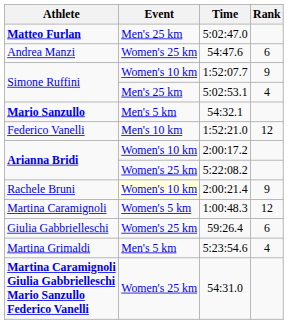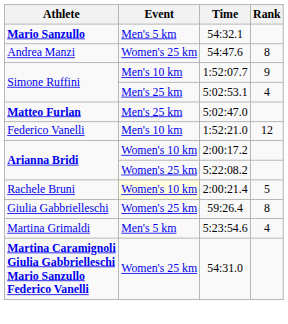rows swapped: (225, 34) <-> (225, 112)
(267, 53) 6 -> (267, 53) 8
(159, 73) Women's 10 km -> (152, 73) Men's 10 km
(267, 189) 9 -> (267, 189) 5
- row: (225, 209)
(267, 228) 6 -> (267, 209) 8
